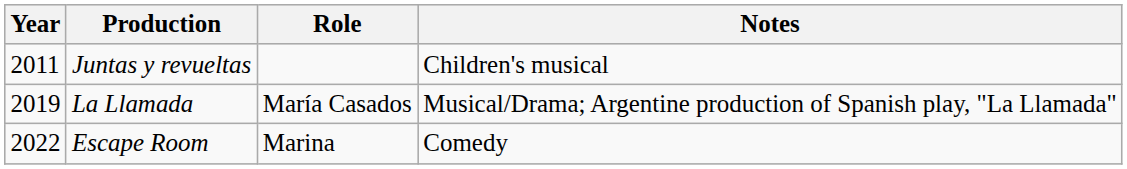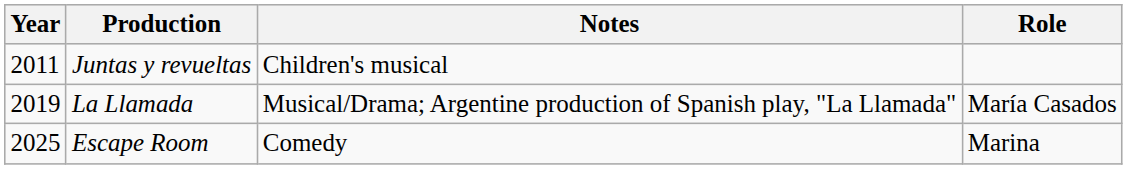columns swapped: (337, 24) <-> (770, 24)
(35, 143) 2022 -> (35, 143) 2025
